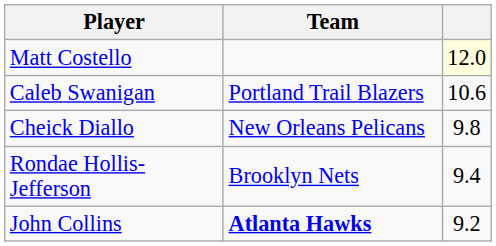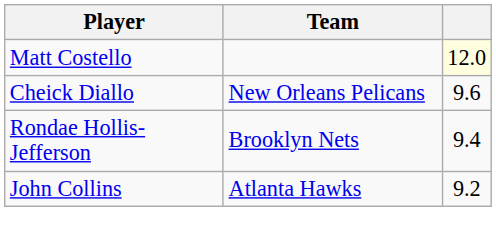- row: (82, 92)
(467, 127) 9.8 -> (467, 92) 9.6
(300, 223) bold -> (295, 188) normal
